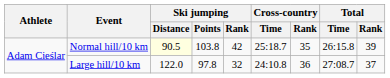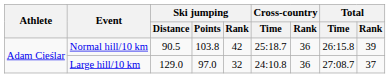(171, 47) lightyellow background -> (171, 47) no background
(305, 47) 35 -> (305, 47) 36
(171, 64) 122.0 -> (171, 64) 129.0
(207, 64) 97.8 -> (207, 64) 97.0
